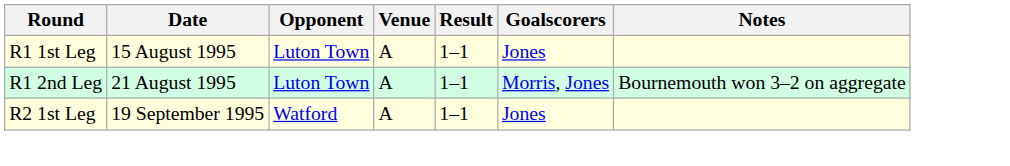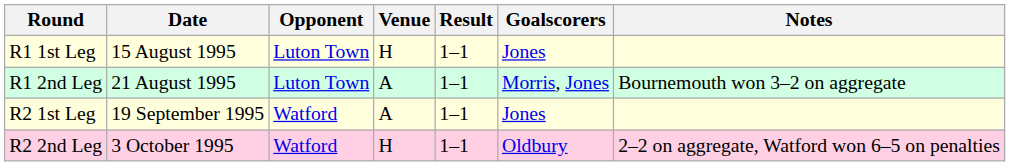(386, 51) A -> (386, 51) H
+ row: (56, 144)
